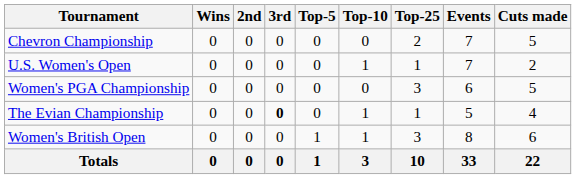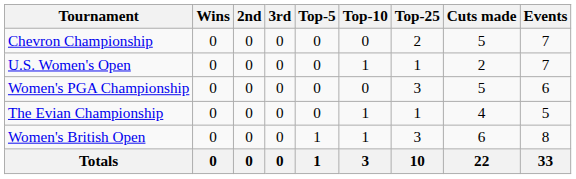columns swapped: (469, 16) <-> (533, 16)
(280, 112) bold -> (280, 112) normal
